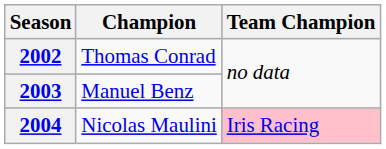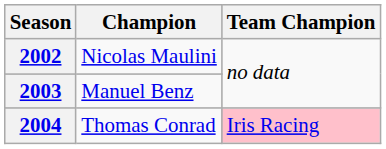(148, 55) Thomas Conrad -> (149, 55) Nicolas Maulini
(149, 125) Nicolas Maulini -> (148, 125) Thomas Conrad
